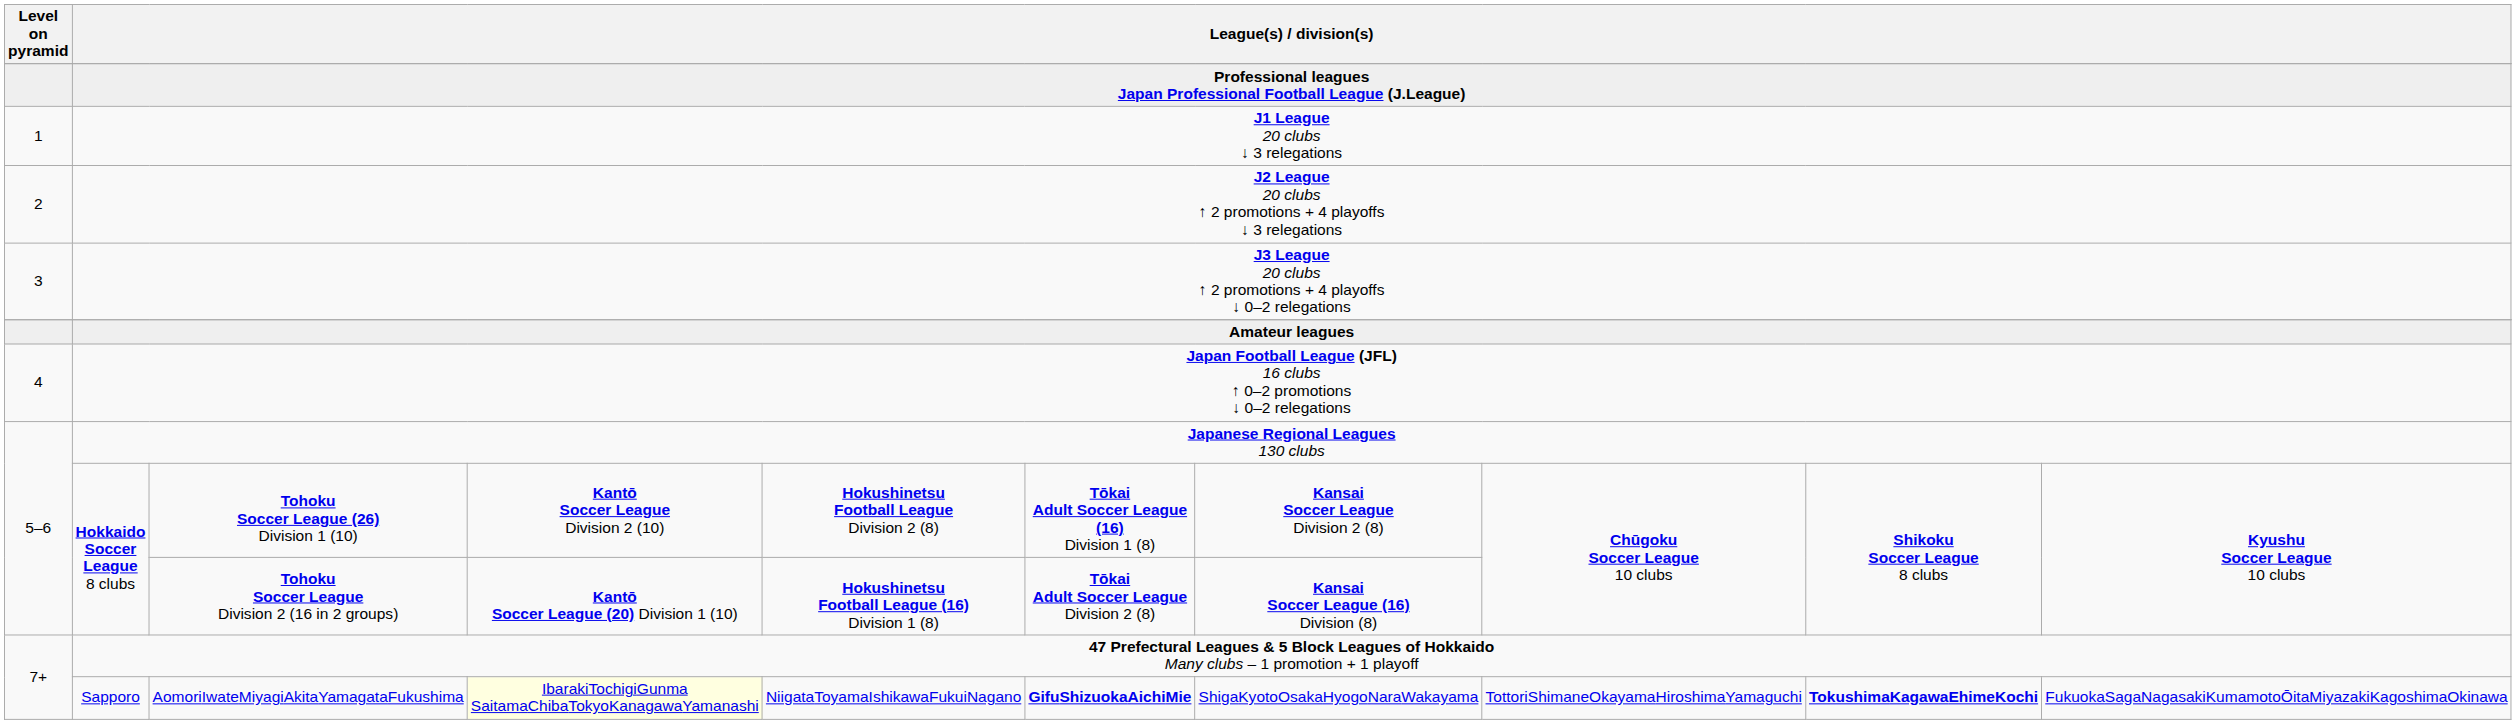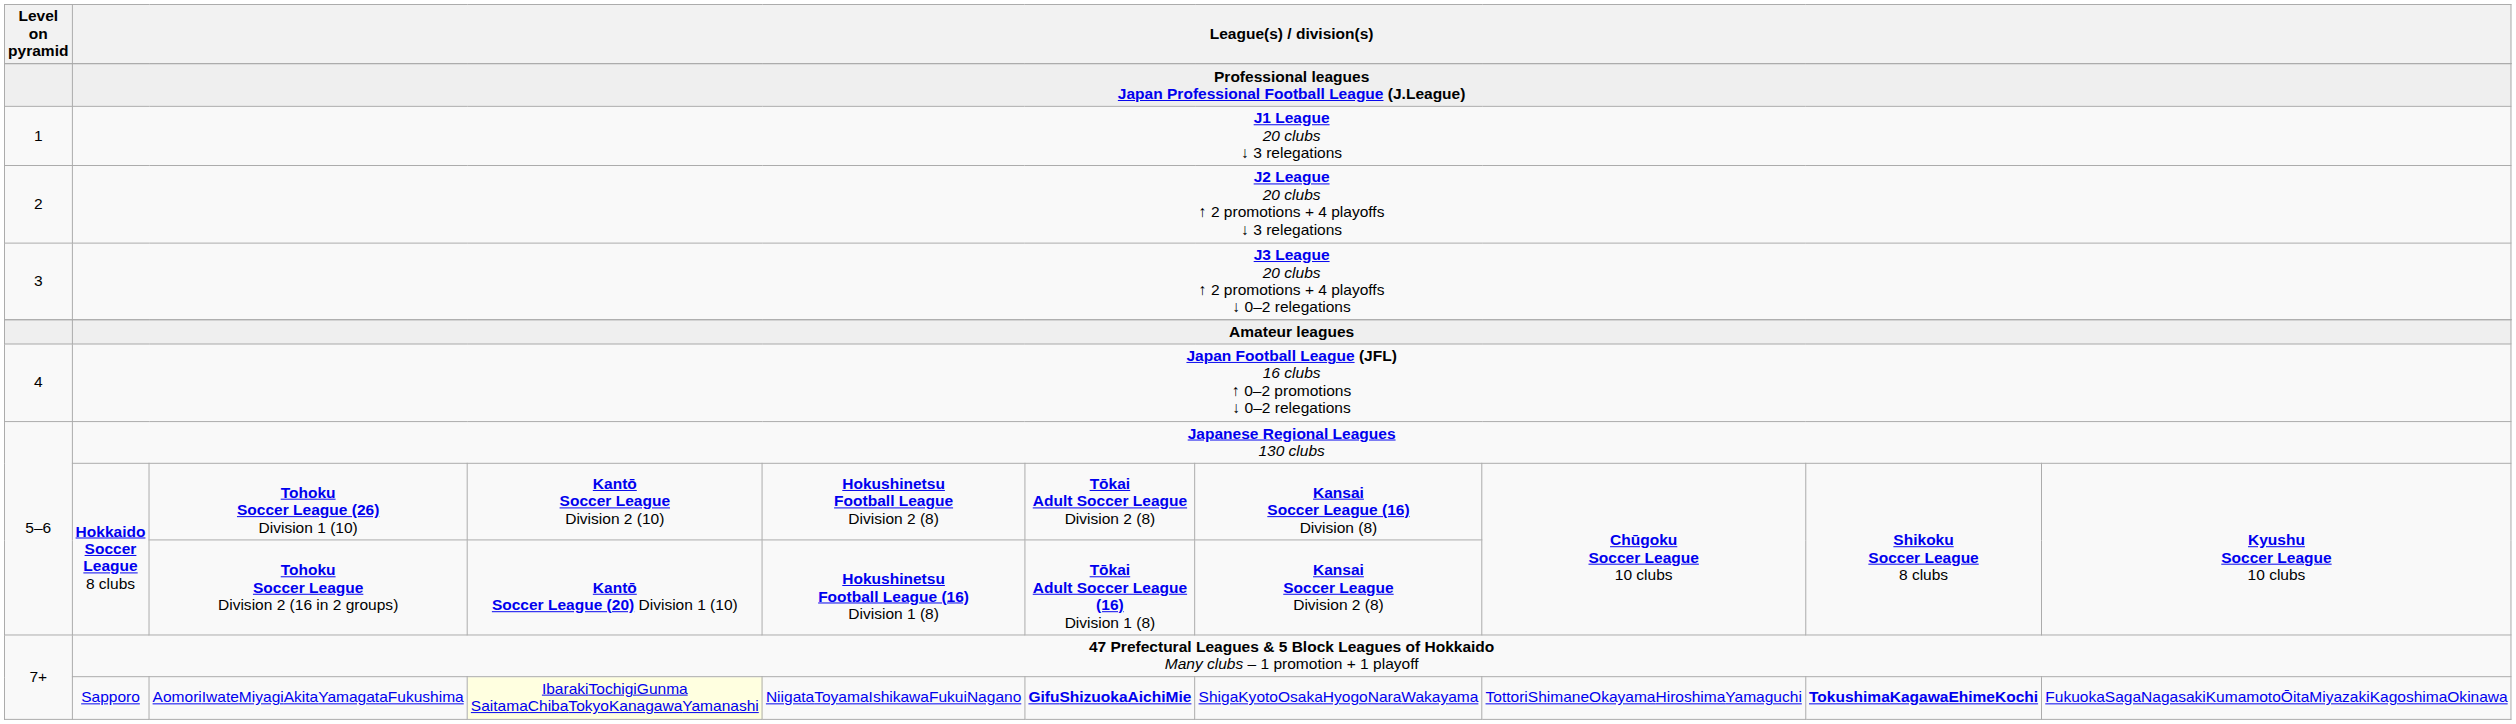(1110, 519) Tōkai Adult Soccer League (16) Division 1 (8) -> (1110, 501) Tōkai Adult Soccer League Division 2 (8)
(1338, 510) Kansai Soccer League Division 2 (8) -> (1338, 510) Kansai Soccer League (16) Division (8)
(1110, 596) Tōkai Adult Soccer League Division 2 (8) -> (1110, 596) Tōkai Adult Soccer League (16) Division 1 (8)
(1338, 604) Kansai Soccer League (16) Division (8) -> (1338, 587) Kansai Soccer League Division 2 (8)
